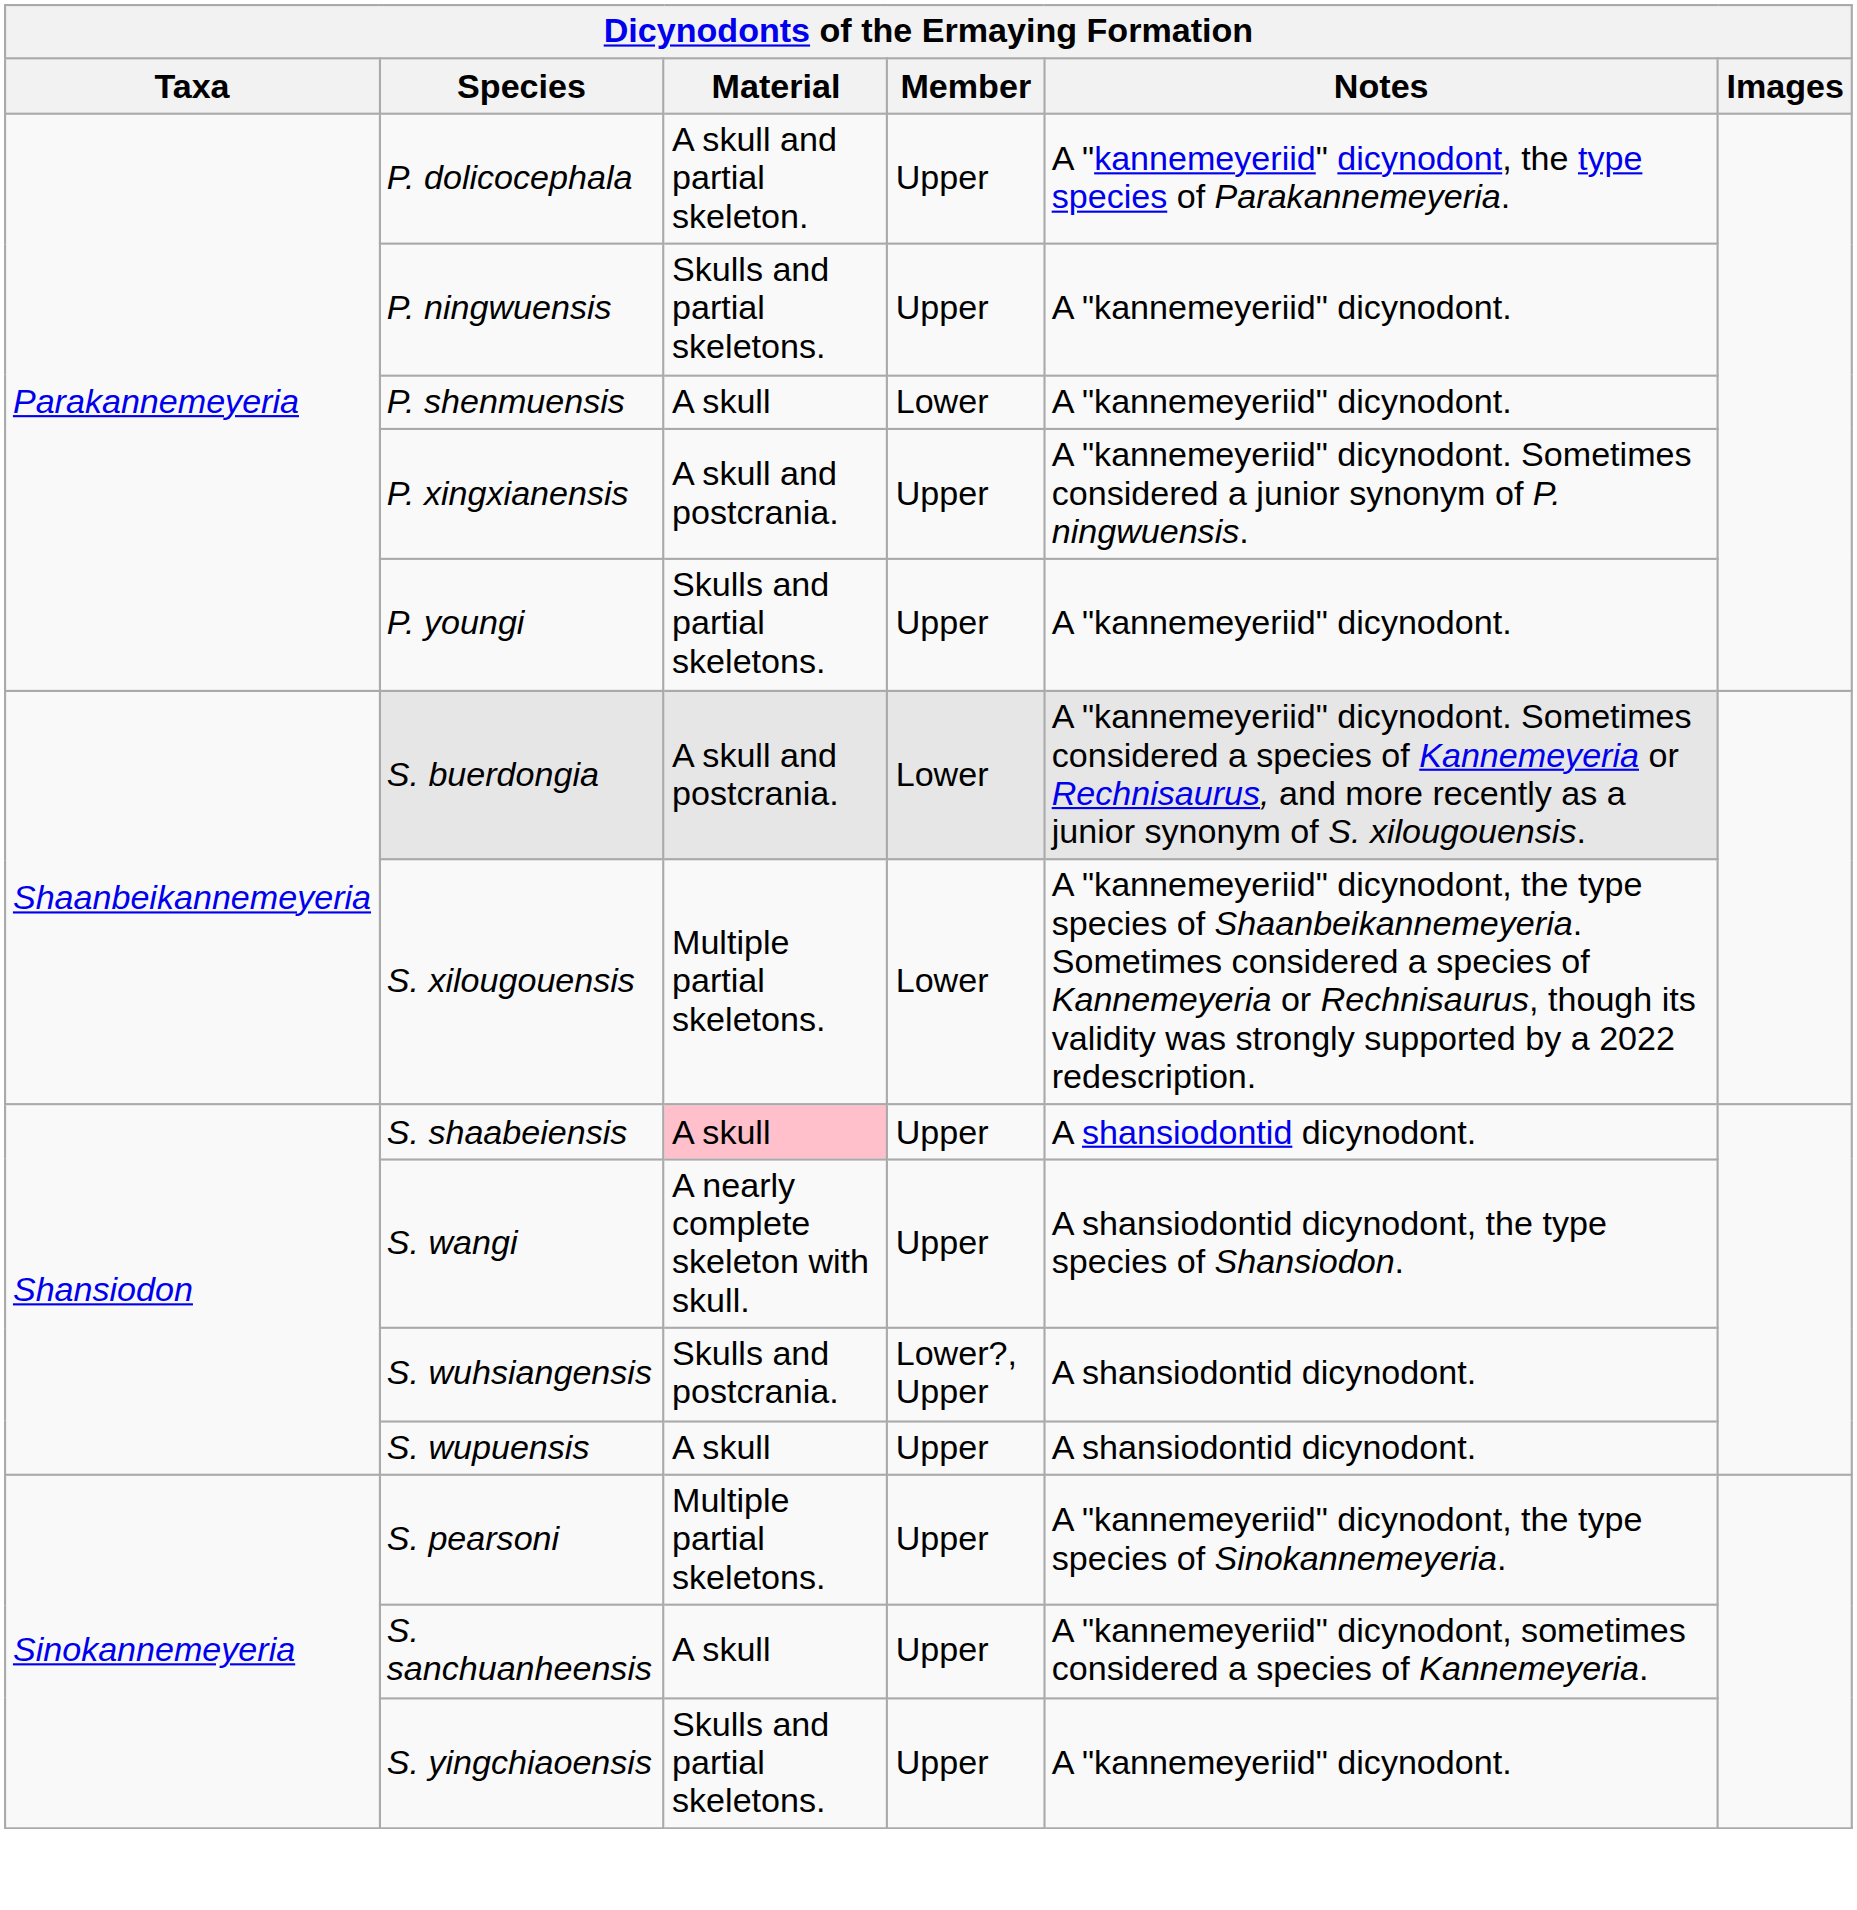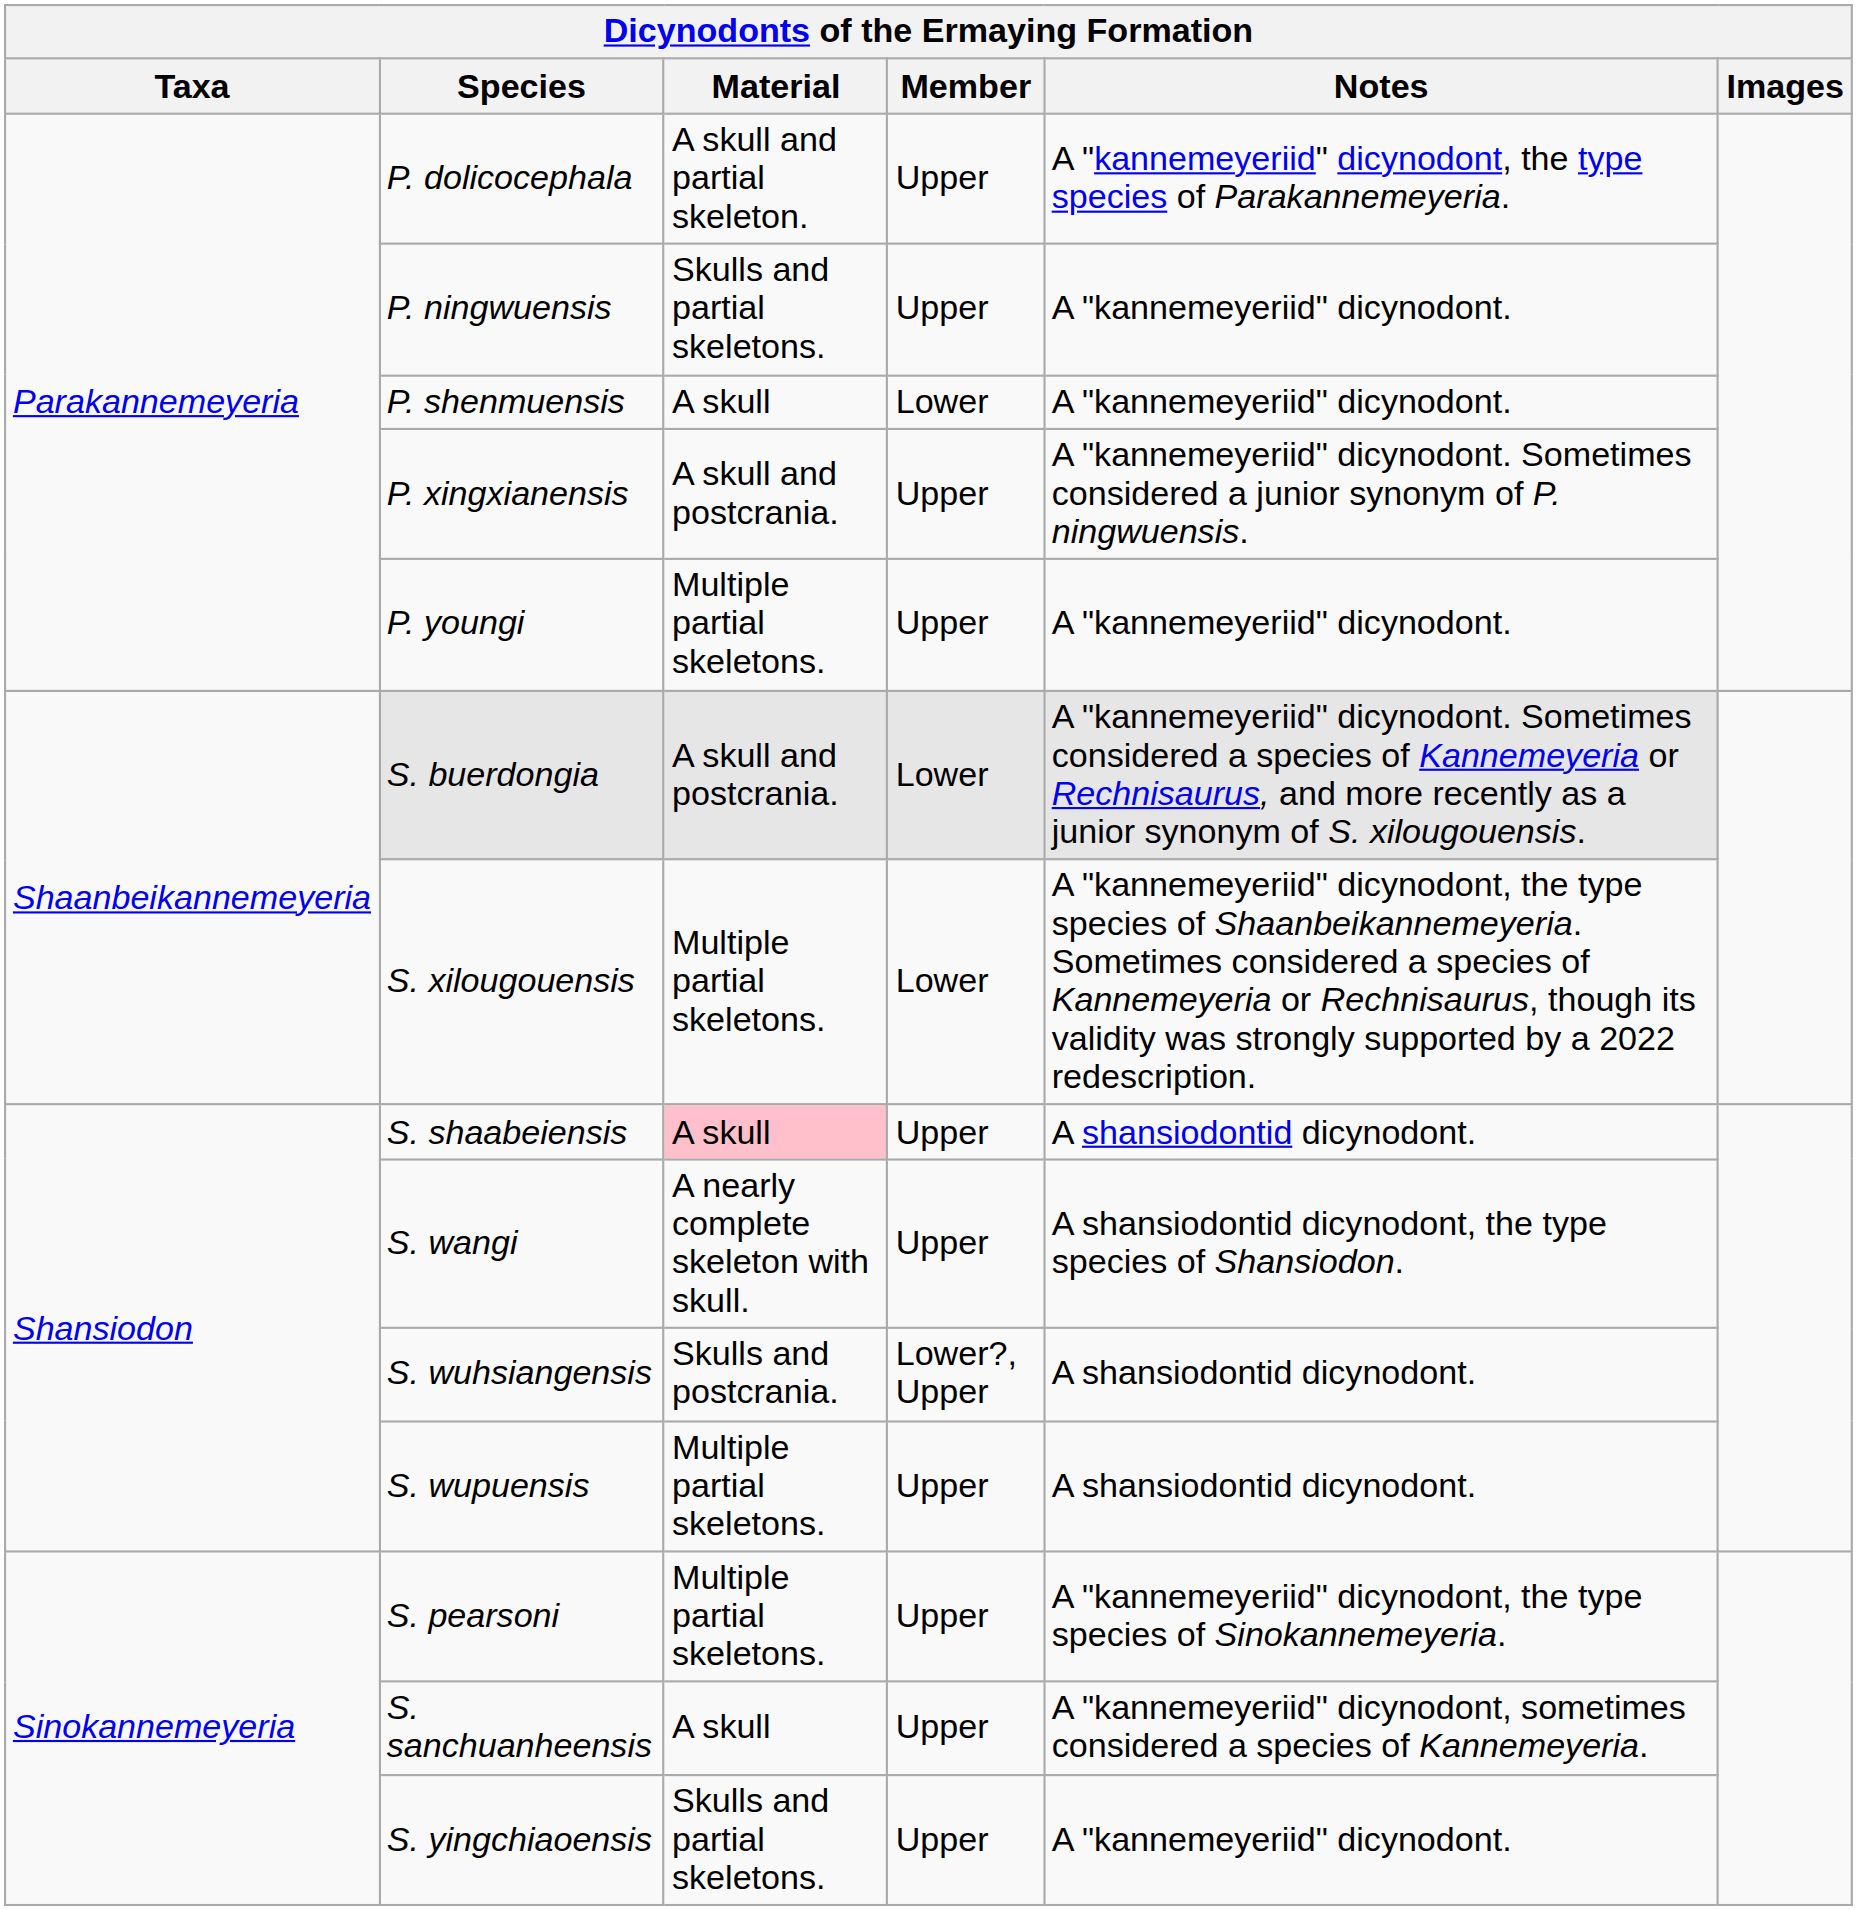(751, 624) Skulls and partial skeletons. -> (749, 624) Multiple partial skeletons.
(721, 1446) A skull -> (749, 1485) Multiple partial skeletons.
